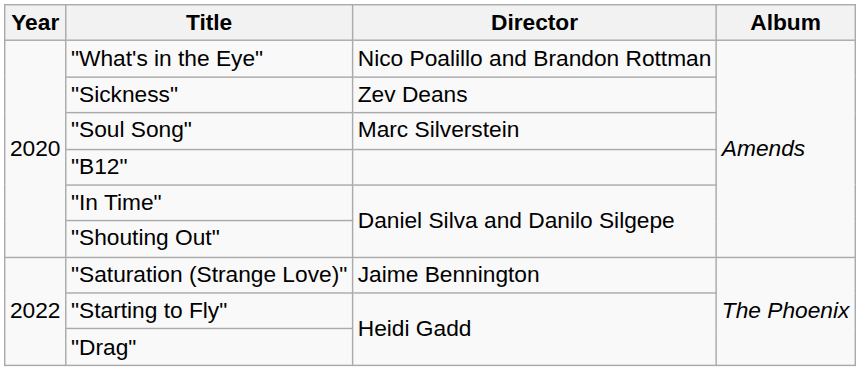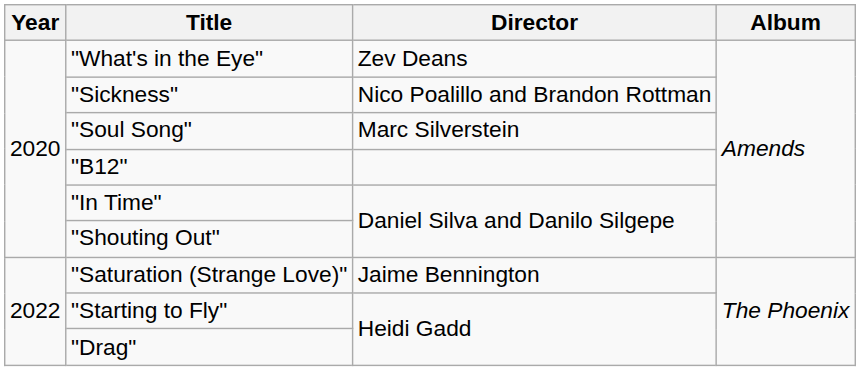(535, 58) Nico Poalillo and Brandon Rottman -> (413, 58) Zev Deans
(413, 94) Zev Deans -> (535, 94) Nico Poalillo and Brandon Rottman
